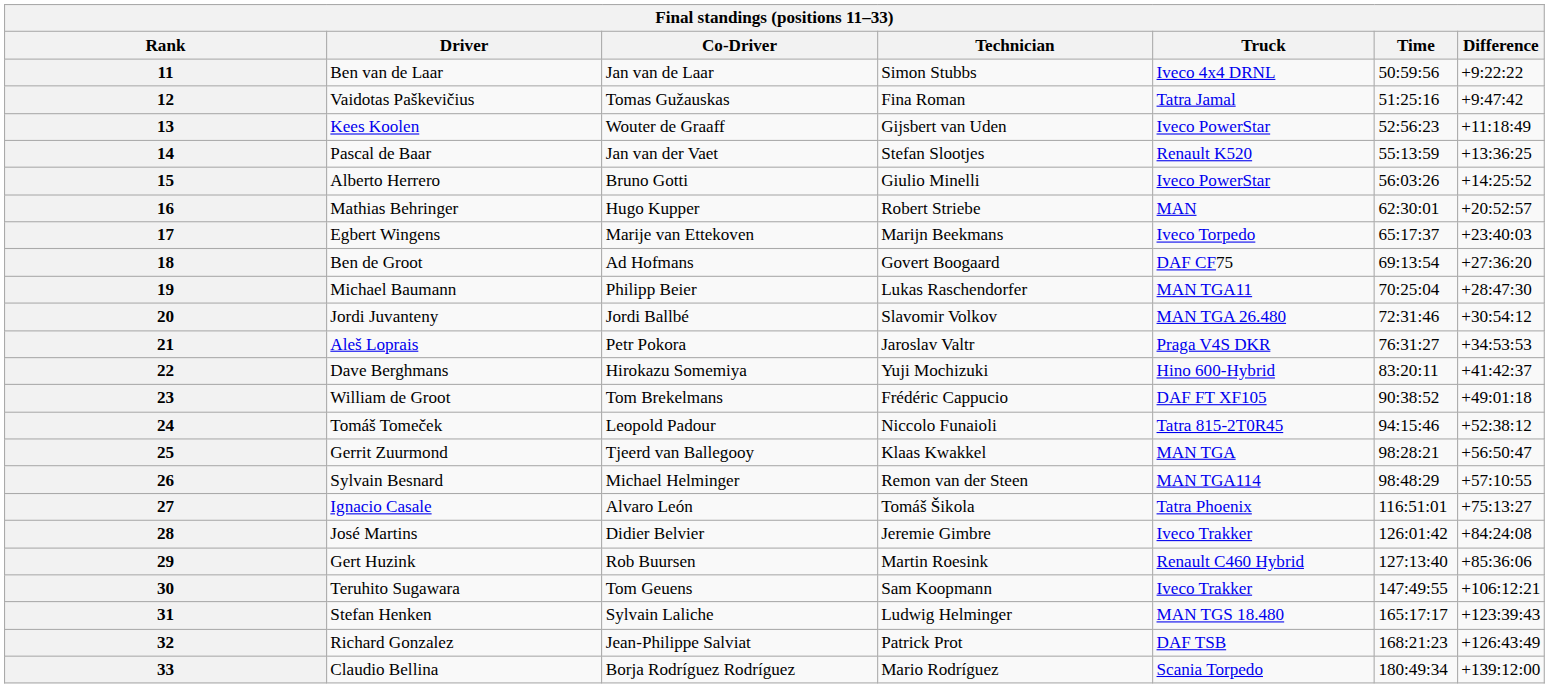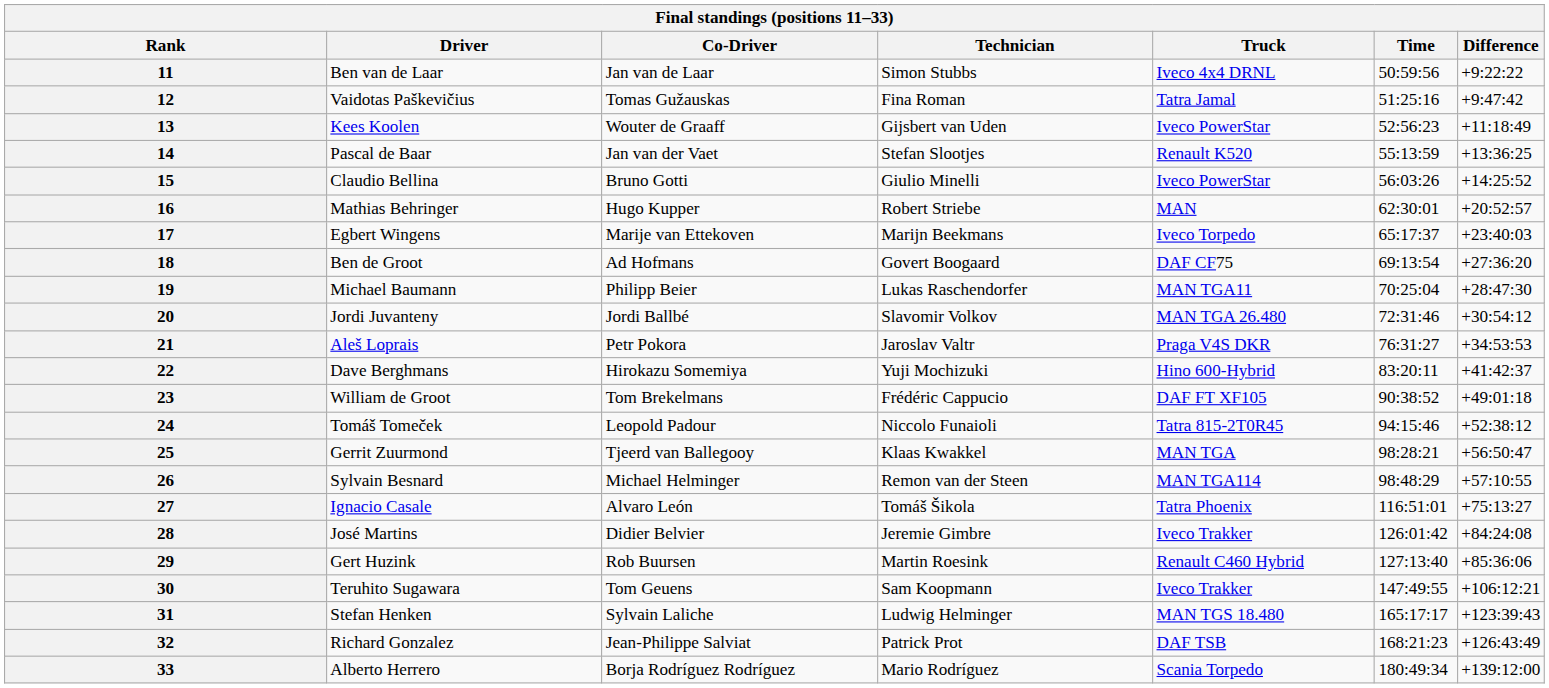(385, 180) Alberto Herrero -> (384, 180) Claudio Bellina
(384, 669) Claudio Bellina -> (385, 669) Alberto Herrero
